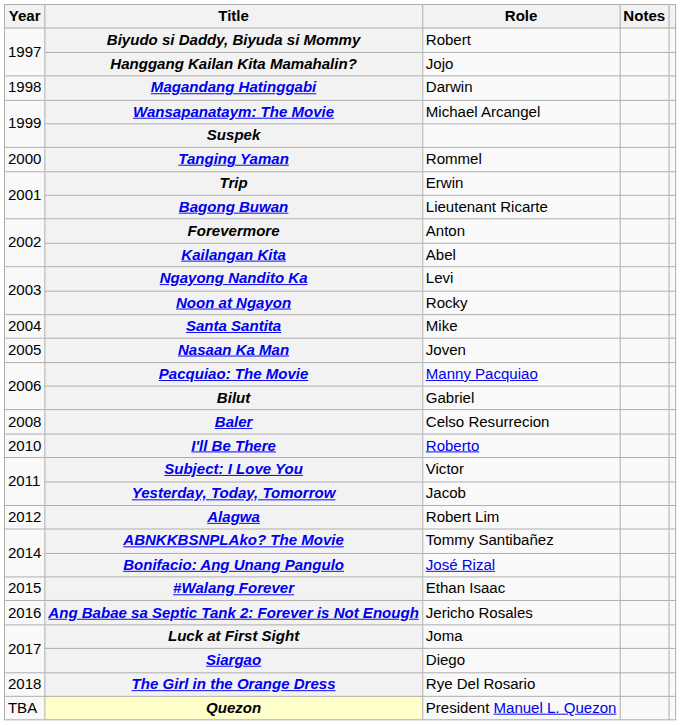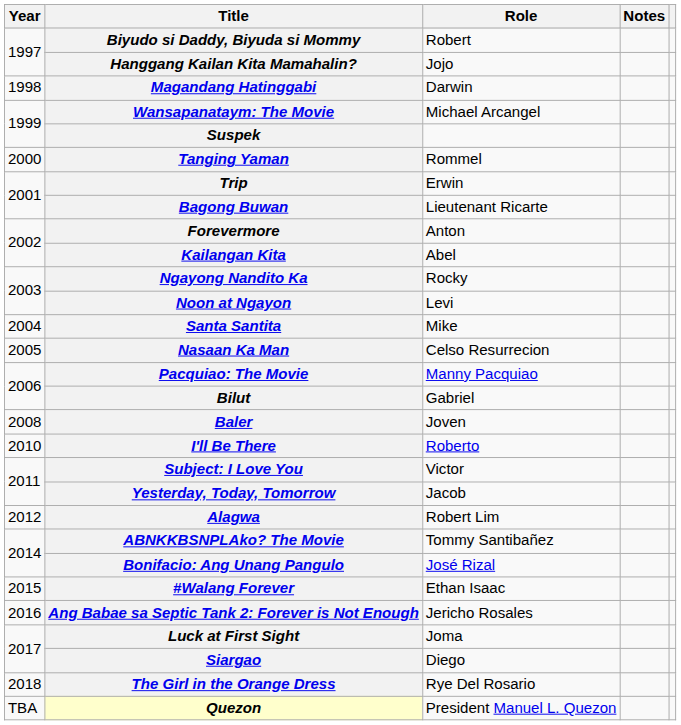(440, 278) Levi -> (447, 278) Rocky
(447, 302) Rocky -> (440, 302) Levi
(446, 350) Joven -> (488, 350) Celso Resurrecion
(488, 421) Celso Resurrecion -> (446, 421) Joven
